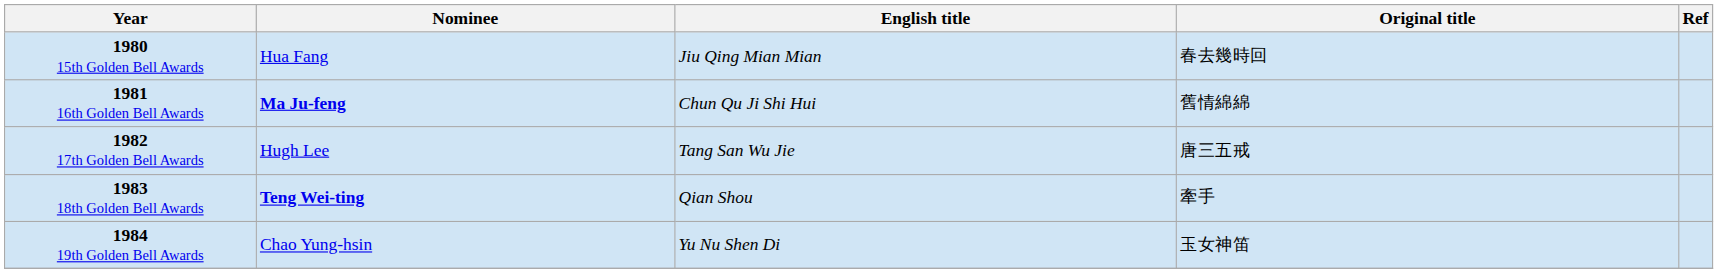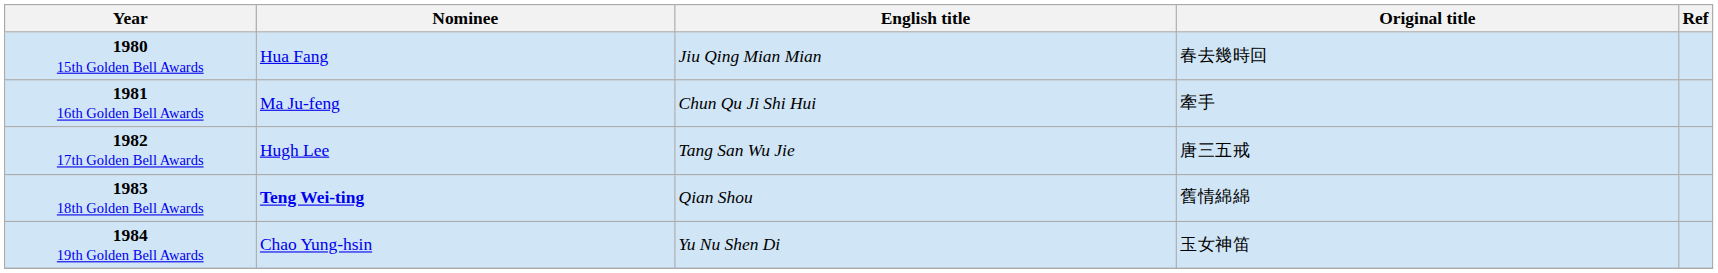(303, 103) bold -> (300, 103) normal
(1215, 102) 舊情綿綿 -> (1198, 102) 牽手
(1198, 197) 牽手 -> (1215, 197) 舊情綿綿
